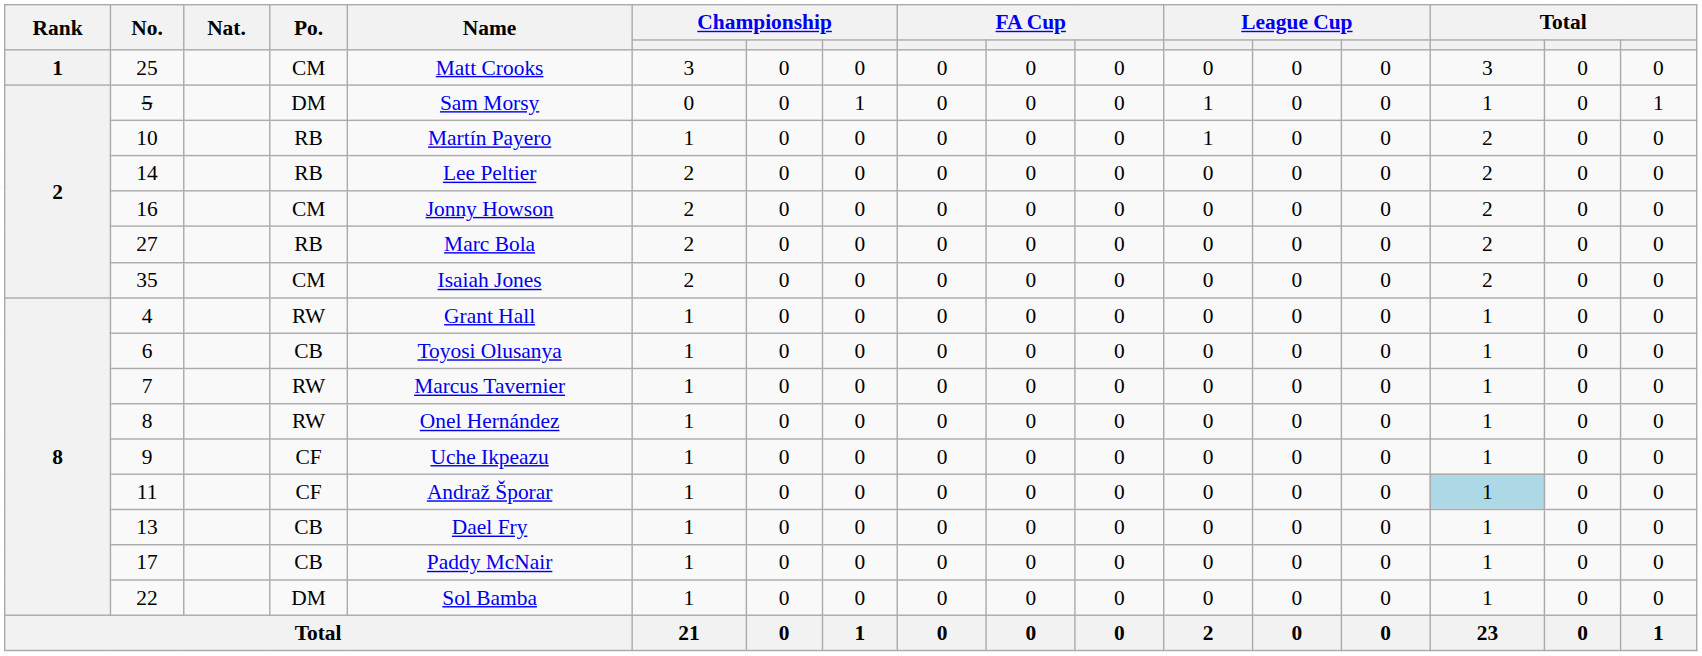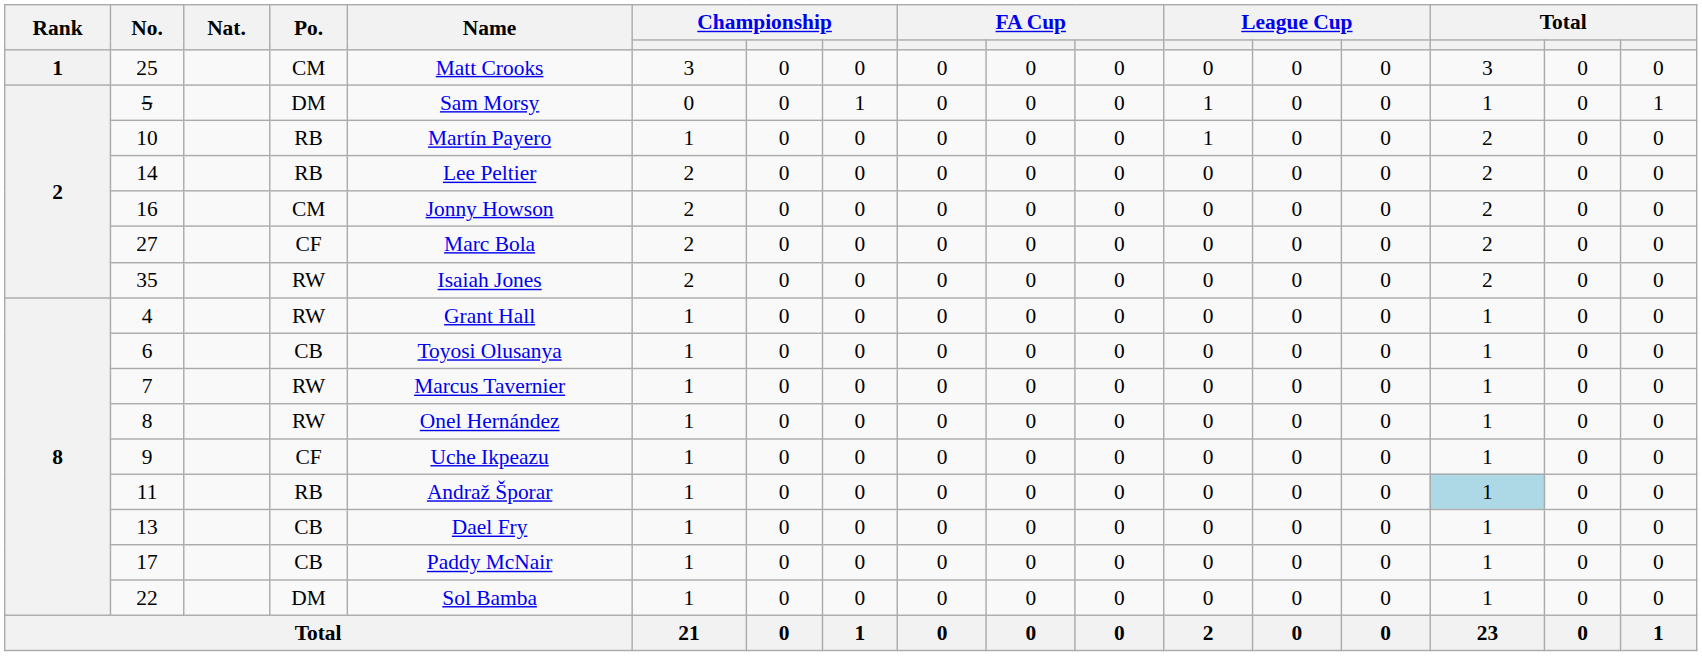(309, 244) RB -> (309, 244) CF
(309, 279) CM -> (309, 279) RW
(309, 491) CF -> (309, 491) RB
